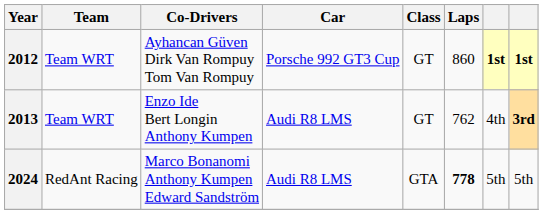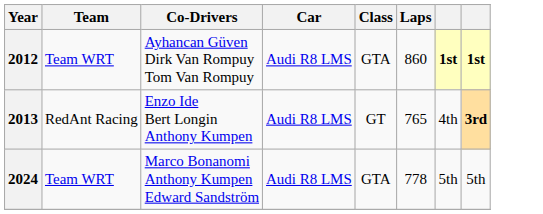(333, 59) Porsche 992 GT3 Cup -> (309, 59) Audi R8 LMS
(424, 59) GT -> (376, 59) GTA
(79, 119) Team WRT -> (91, 119) RedAnt Racing
(463, 119) 762 -> (416, 119) 765
(91, 179) RedAnt Racing -> (79, 179) Team WRT
(463, 179) bold -> (416, 179) normal
